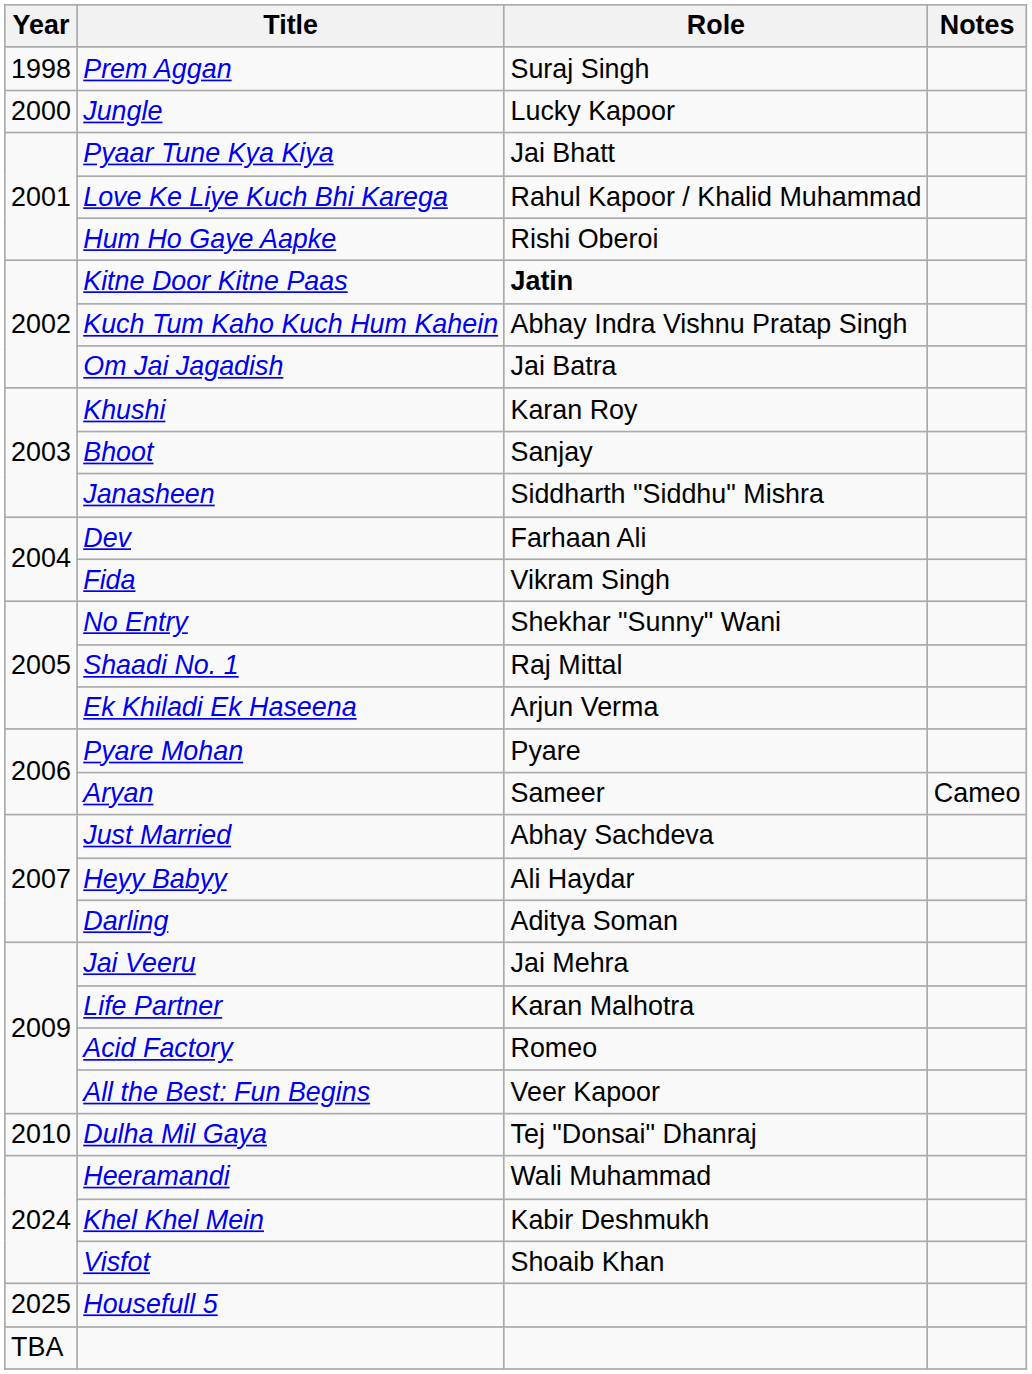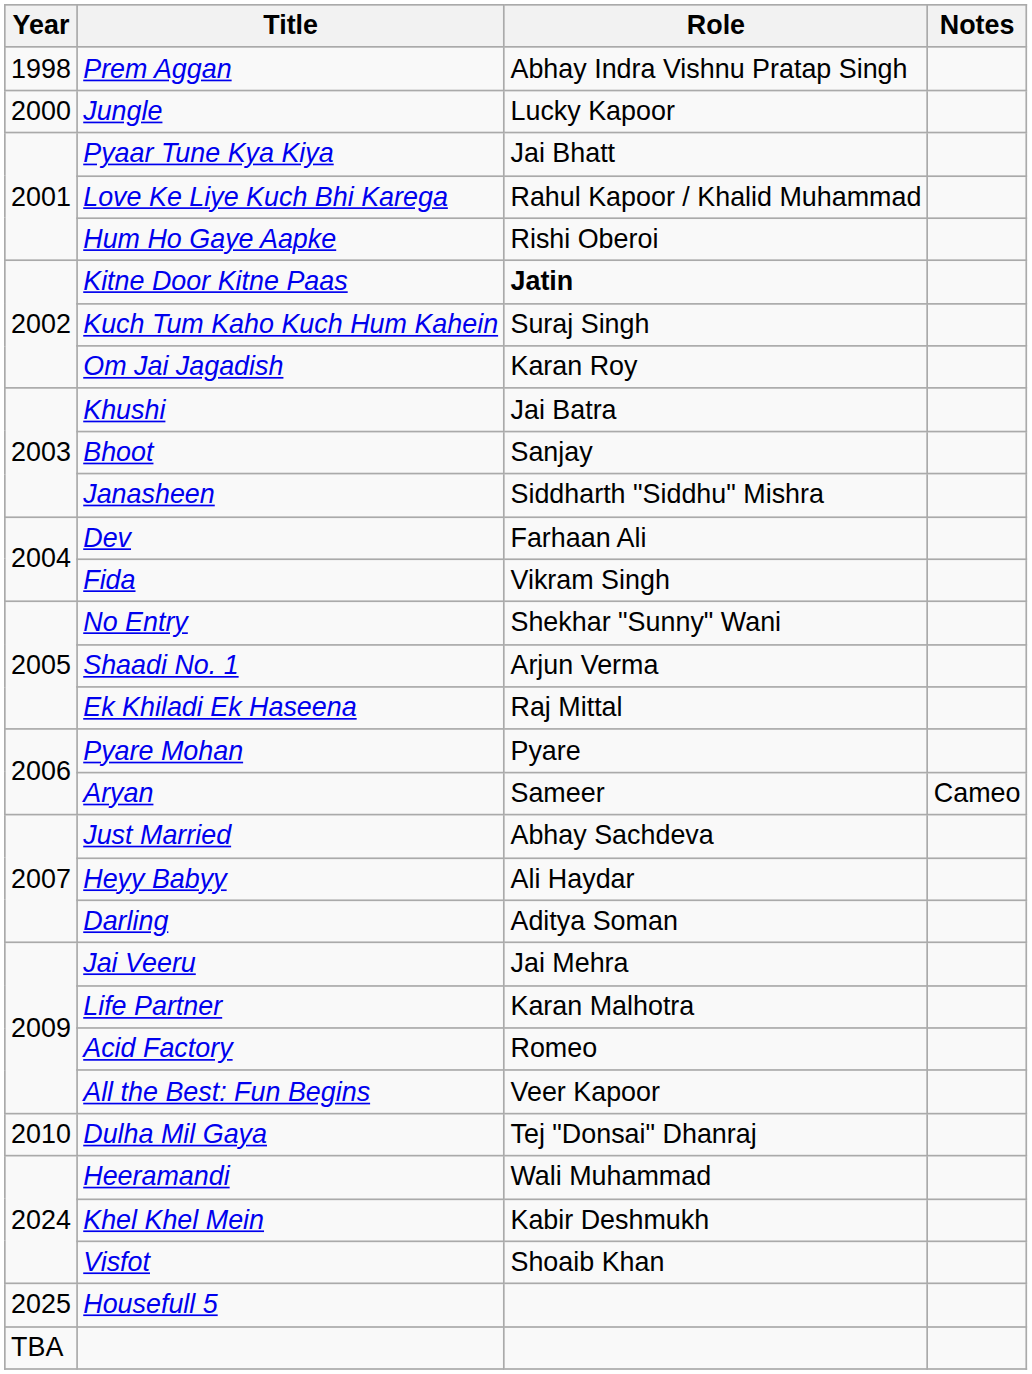(580, 68) Suraj Singh -> (709, 68) Abhay Indra Vishnu Pratap Singh
(709, 324) Abhay Indra Vishnu Pratap Singh -> (580, 324) Suraj Singh
(564, 366) Jai Batra -> (574, 366) Karan Roy
(574, 409) Karan Roy -> (564, 409) Jai Batra
(567, 665) Raj Mittal -> (584, 665) Arjun Verma
(584, 707) Arjun Verma -> (567, 707) Raj Mittal
